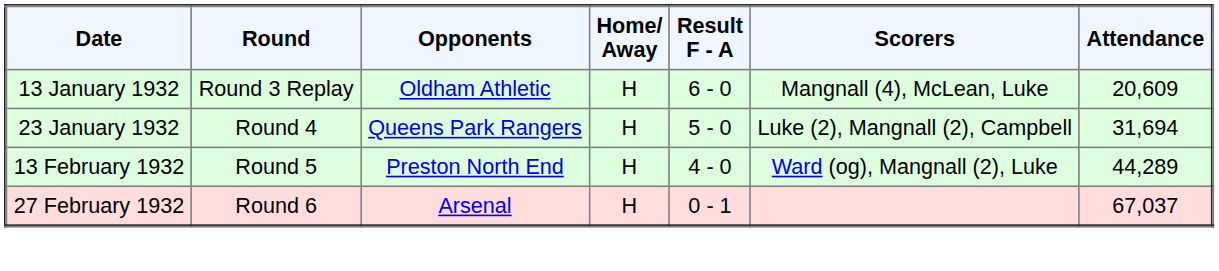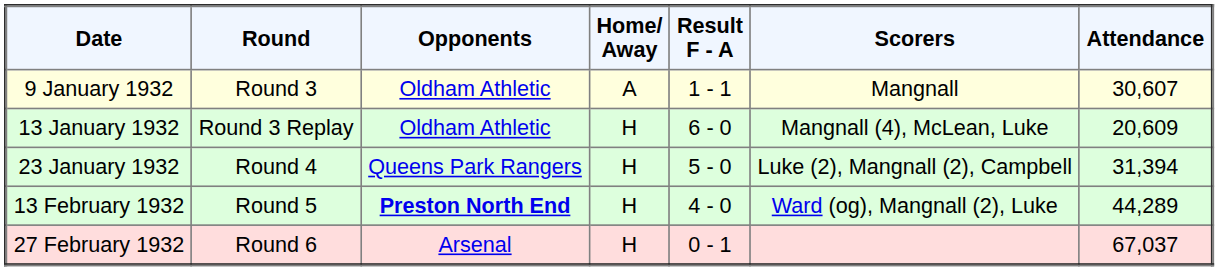+ row: (99, 89)
(1145, 128) 31,694 -> (1145, 167) 31,394
(475, 167) normal -> (475, 206) bold
